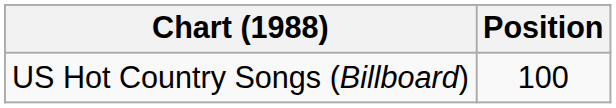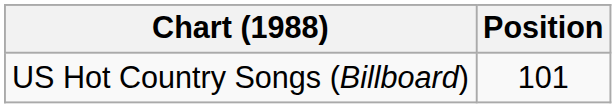(543, 77) 100 -> (543, 77) 101
